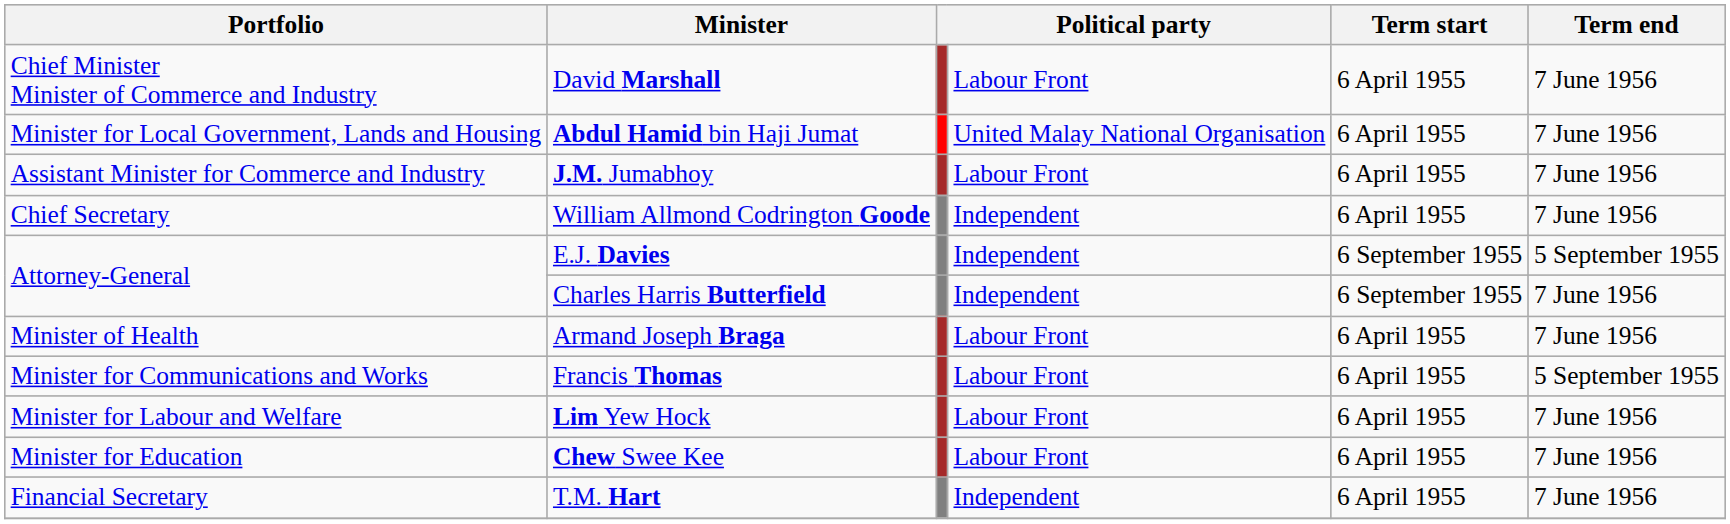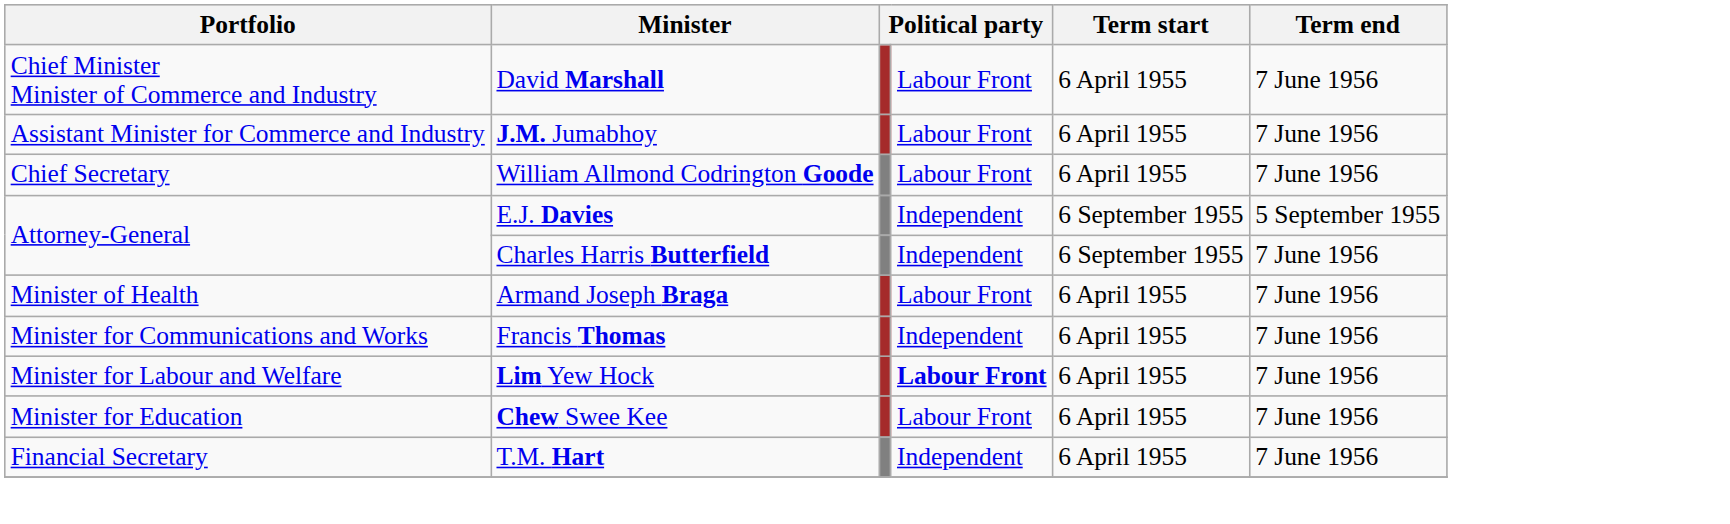- row: (706, 133)
(1016, 214) Independent -> (964, 174) Labour Front
(1021, 376) Labour Front -> (960, 335) Independent
(1626, 376) 5 September 1955 -> (1317, 335) 7 June 1956
(1021, 416) normal -> (972, 376) bold
